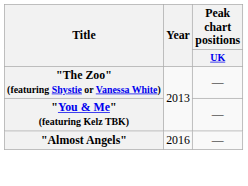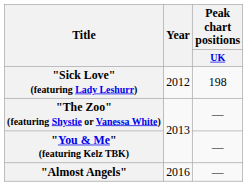+ row: (84, 82)
